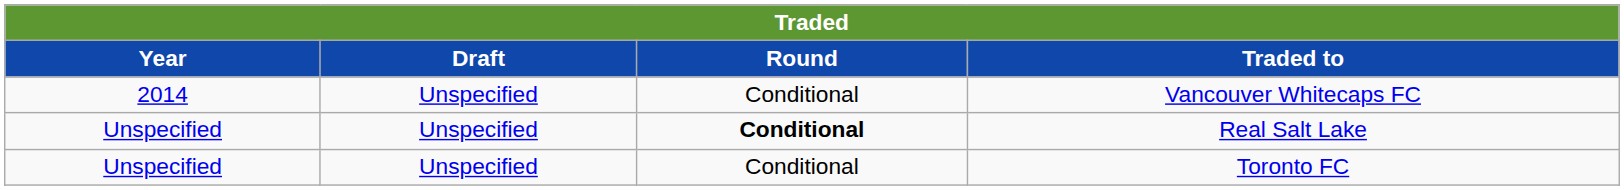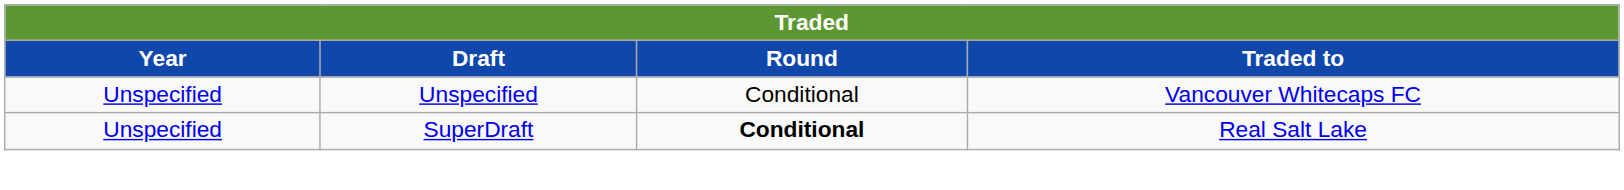(163, 94) 2014 -> (163, 94) Unspecified
(478, 130) Unspecified -> (478, 130) SuperDraft
- row: (1293, 166)
